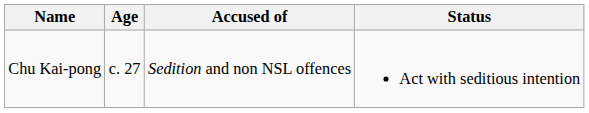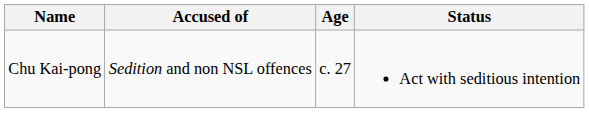columns swapped: (125, 17) <-> (250, 17)
